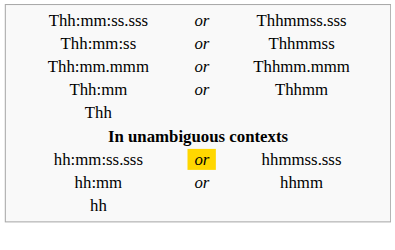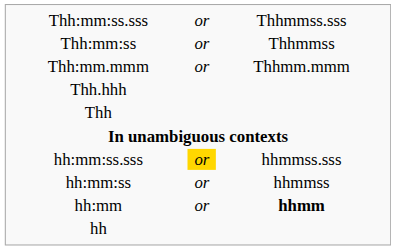- row: (98, 90)
+ row: (98, 90)
+ row: (98, 182)
(302, 182) normal -> (302, 205) bold
